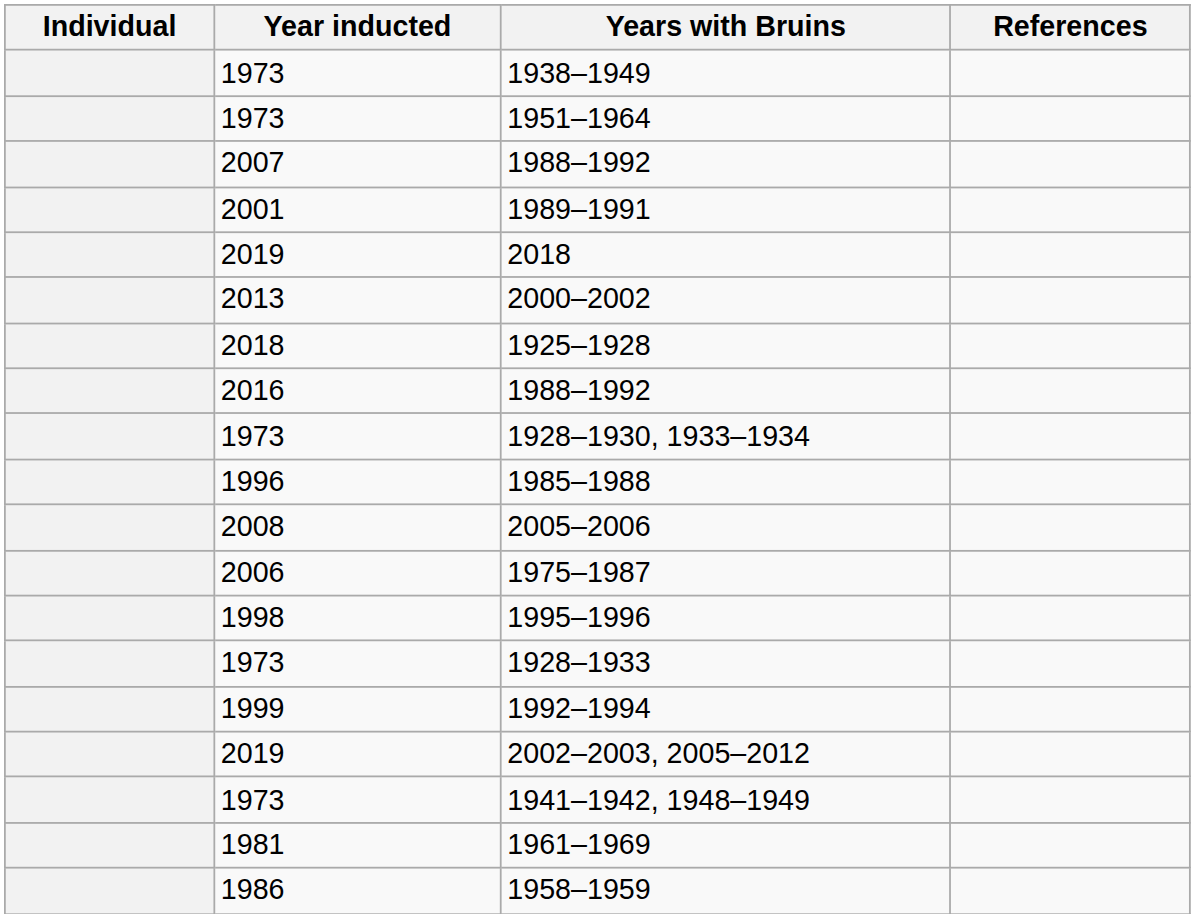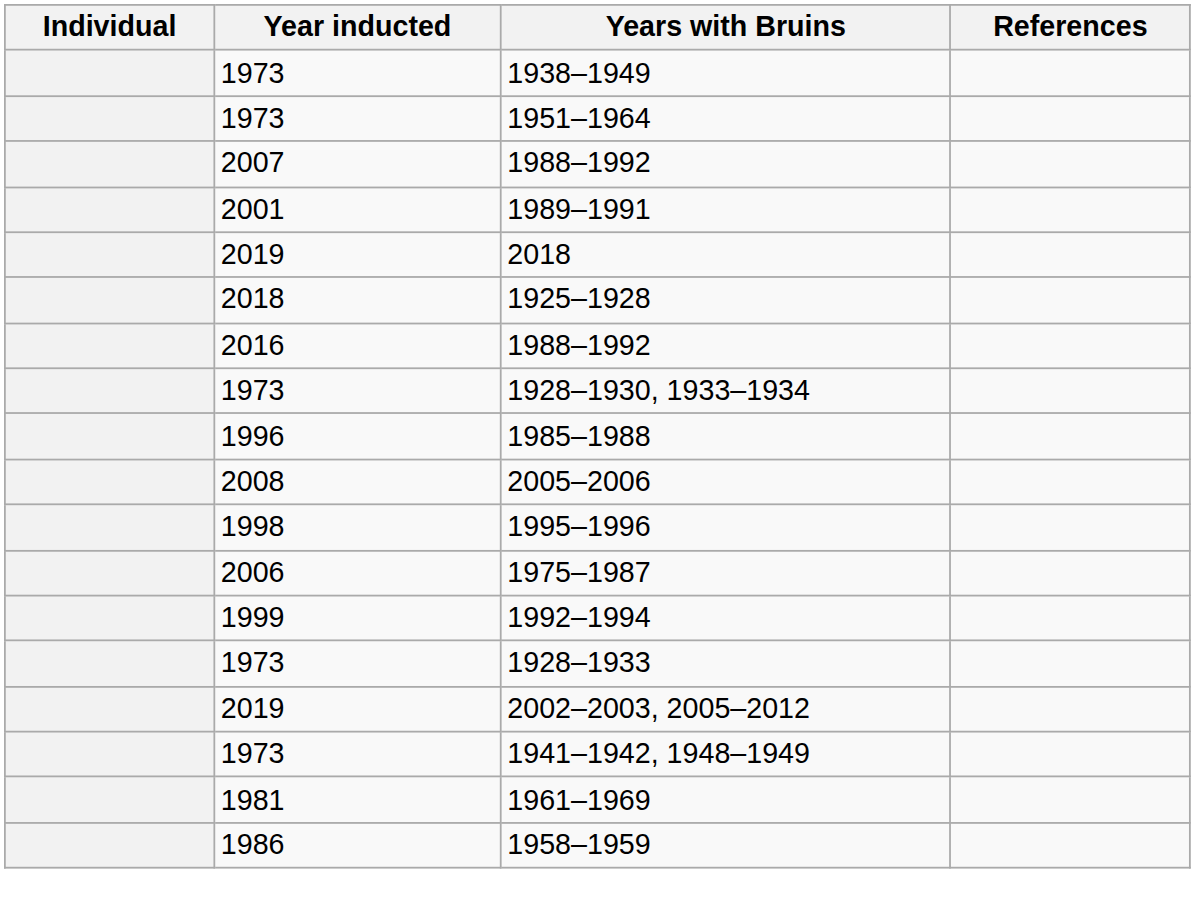- row: (253, 299)
rows swapped: (253, 572) <-> (253, 617)
rows swapped: (253, 663) <-> (253, 708)
